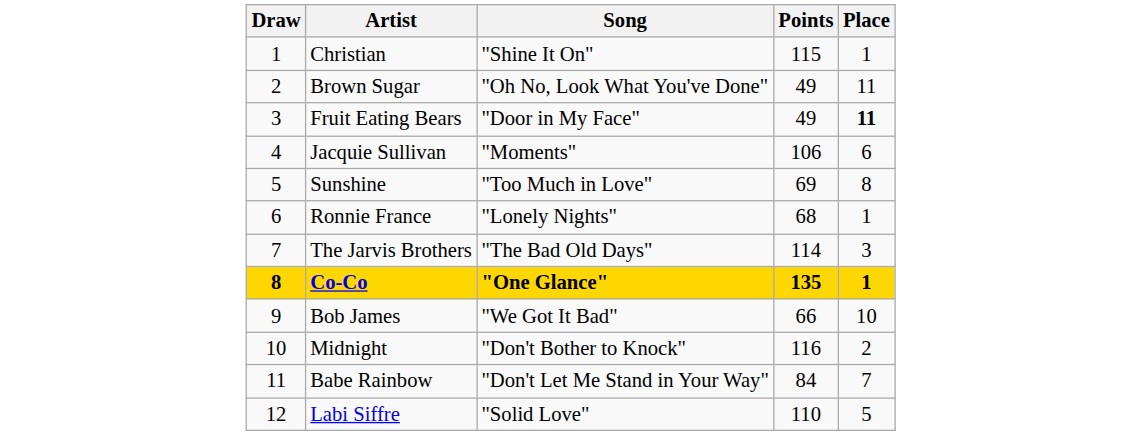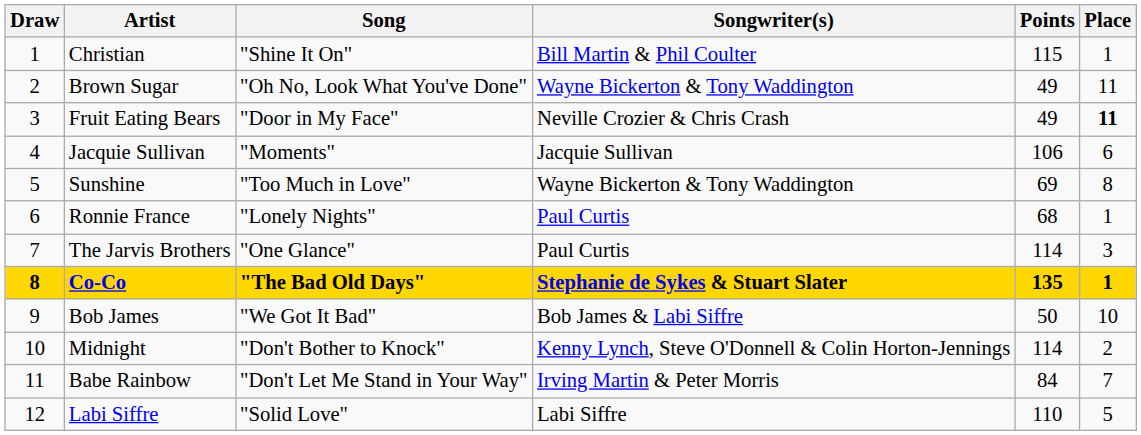+ column: (774, 20)
(567, 250) "The Bad Old Days" -> (297, 250) "One Glance"
(545, 282) "One Glance" -> (333, 282) "The Bad Old Days"
(806, 315) 66 -> (1047, 315) 50
(806, 348) 116 -> (1047, 348) 114
